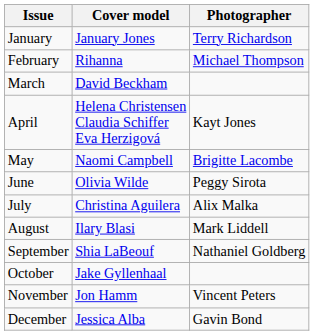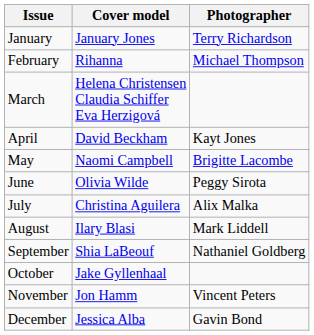(121, 83) David Beckham -> (131, 99) Helena Christensen Claudia Schiffer Eva Herzigová
(131, 122) Helena Christensen Claudia Schiffer Eva Herzigová -> (121, 138) David Beckham
